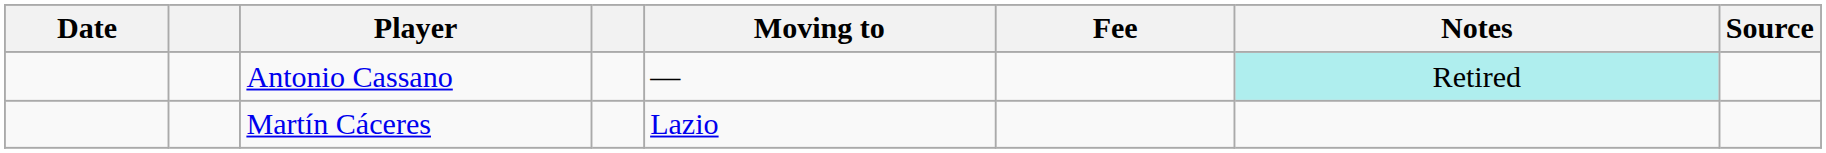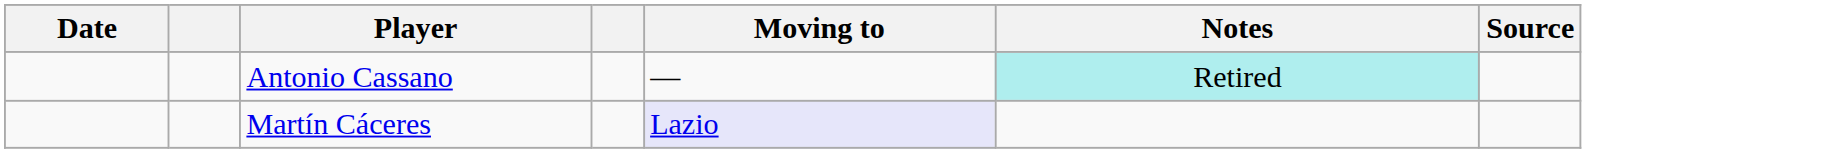- column: (1115, 28)
(684, 123) no background -> (684, 123) lavender background
